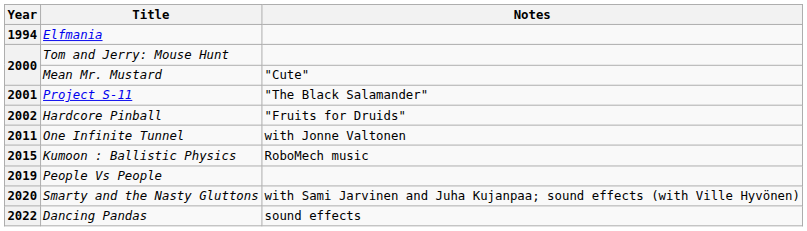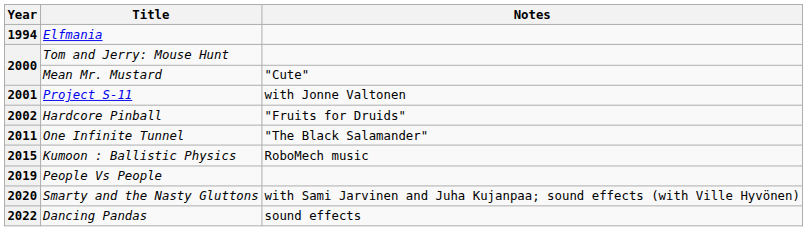(346, 95) "The Black Salamander" -> (335, 95) with Jonne Valtonen
(335, 135) with Jonne Valtonen -> (346, 135) "The Black Salamander"
